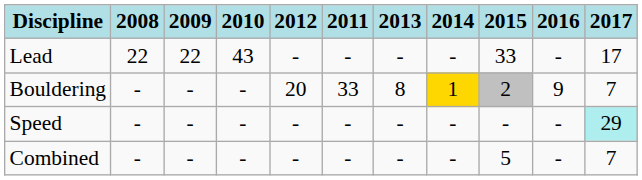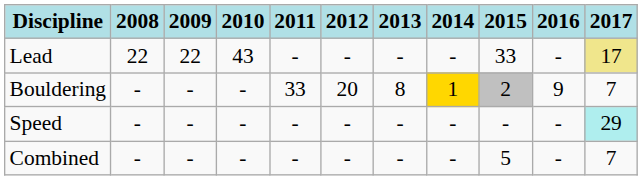columns swapped: (348, 21) <-> (296, 21)
(611, 55) no background -> (611, 55) khaki background
